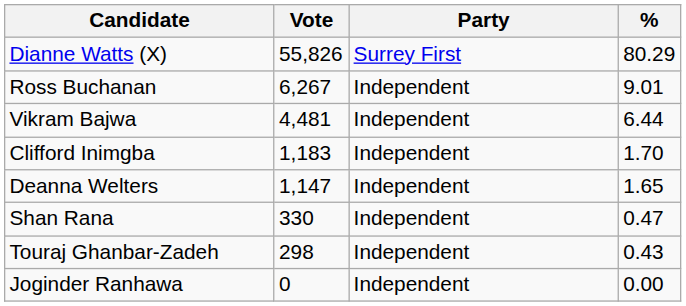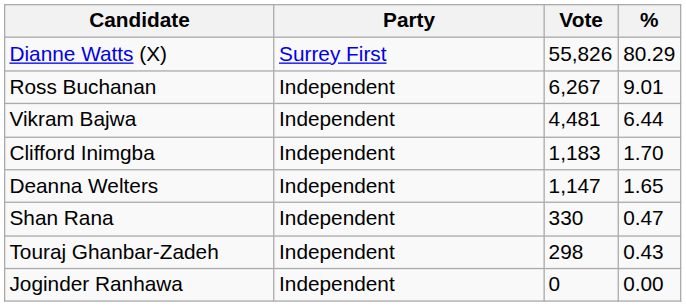columns swapped: (484, 20) <-> (312, 20)
